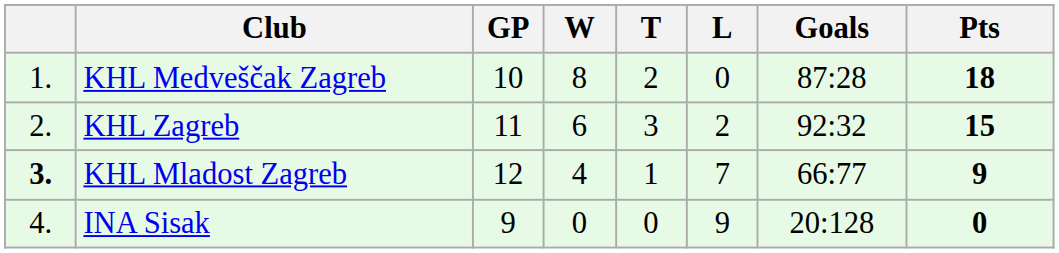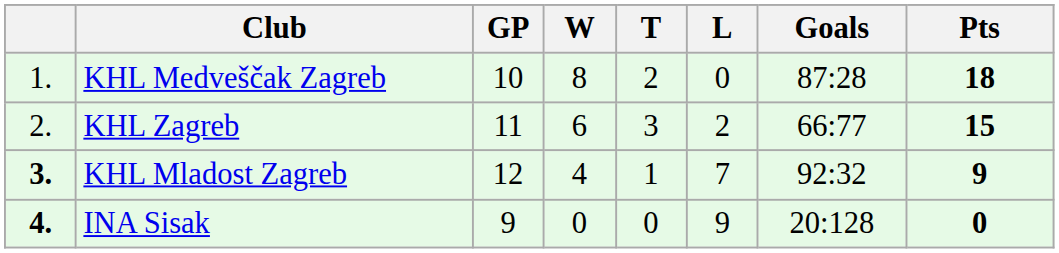(832, 125) 92:32 -> (832, 125) 66:77
(832, 174) 66:77 -> (832, 174) 92:32
(41, 222) normal -> (41, 222) bold
